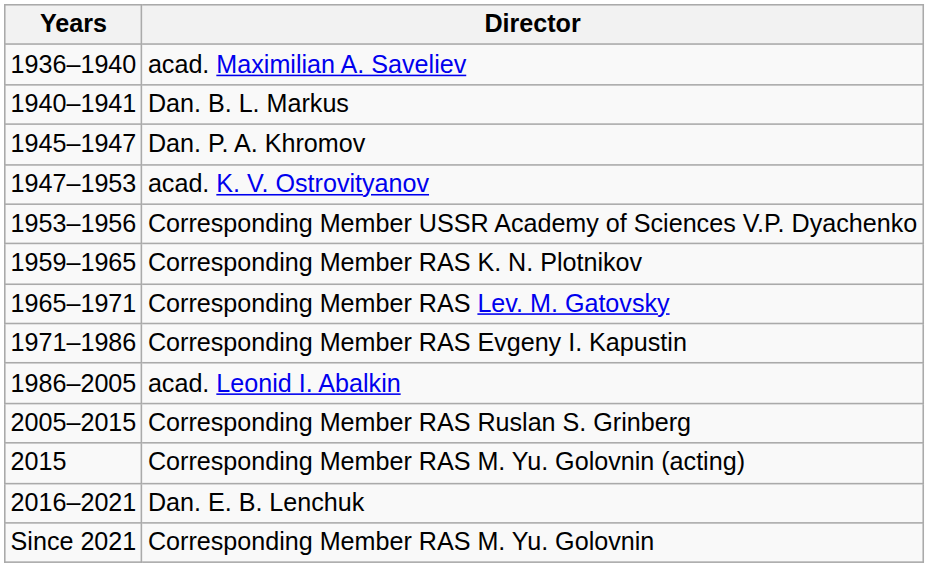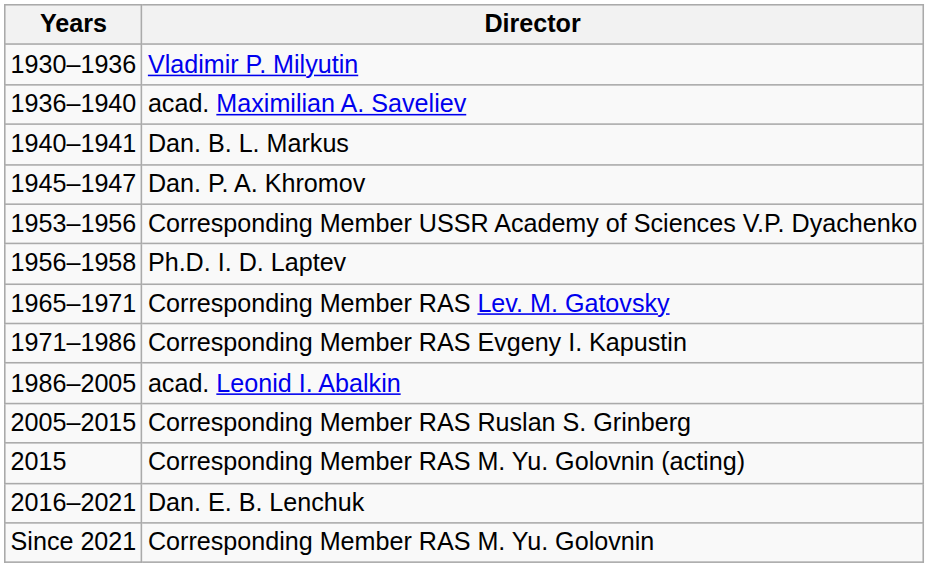+ row: (253, 64)
- row: (288, 183)
+ row: (247, 263)
- row: (395, 263)
